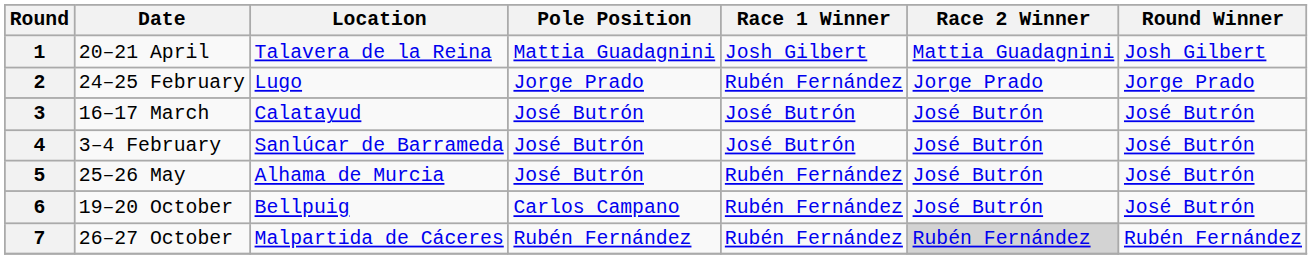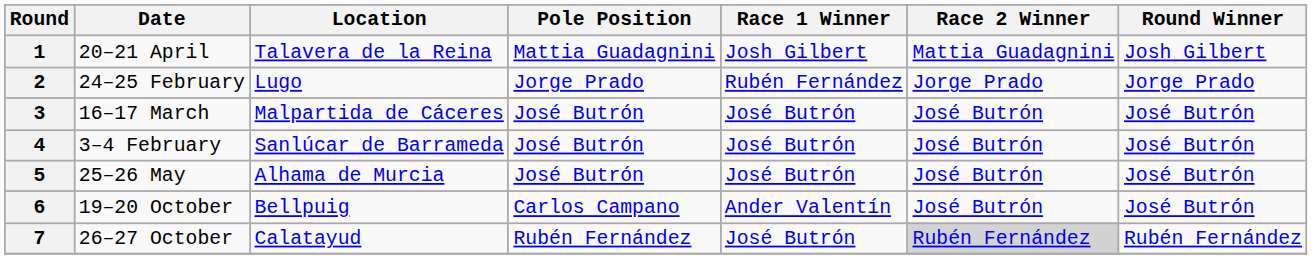(308, 114) Calatayud -> (379, 114) Malpartida de Cáceres
(814, 176) Rubén Fernández -> (790, 176) José Butrón
(814, 207) Rubén Fernández -> (808, 207) Ander Valentín
(379, 239) Malpartida de Cáceres -> (308, 239) Calatayud
(814, 239) Rubén Fernández -> (790, 239) José Butrón
